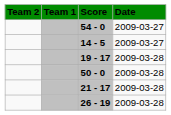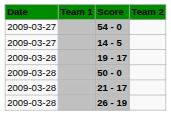columns swapped: (125, 12) <-> (23, 12)
